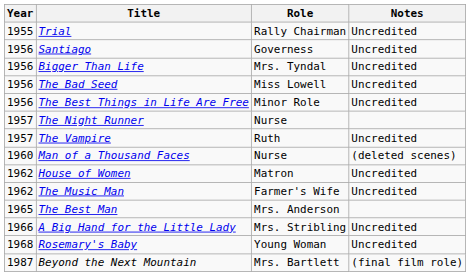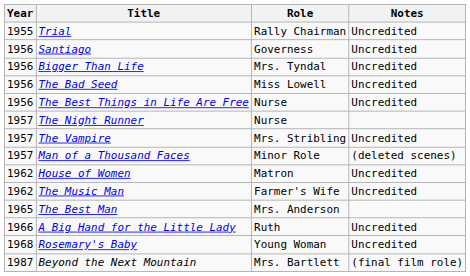(287, 102) Minor Role -> (271, 102) Nurse
(267, 138) Ruth -> (300, 138) Mrs. Stribling
(20, 156) 1960 -> (20, 156) 1957
(271, 156) Nurse -> (287, 156) Minor Role
(300, 227) Mrs. Stribling -> (267, 227) Ruth
